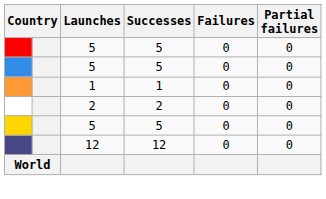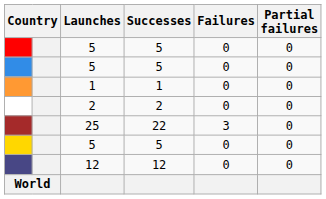+ row: (92, 125)
